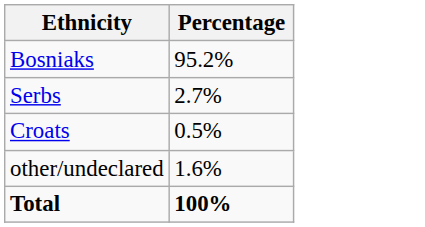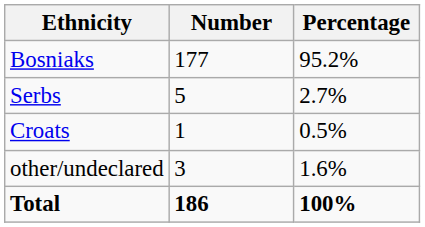+ column: (231, 22)
